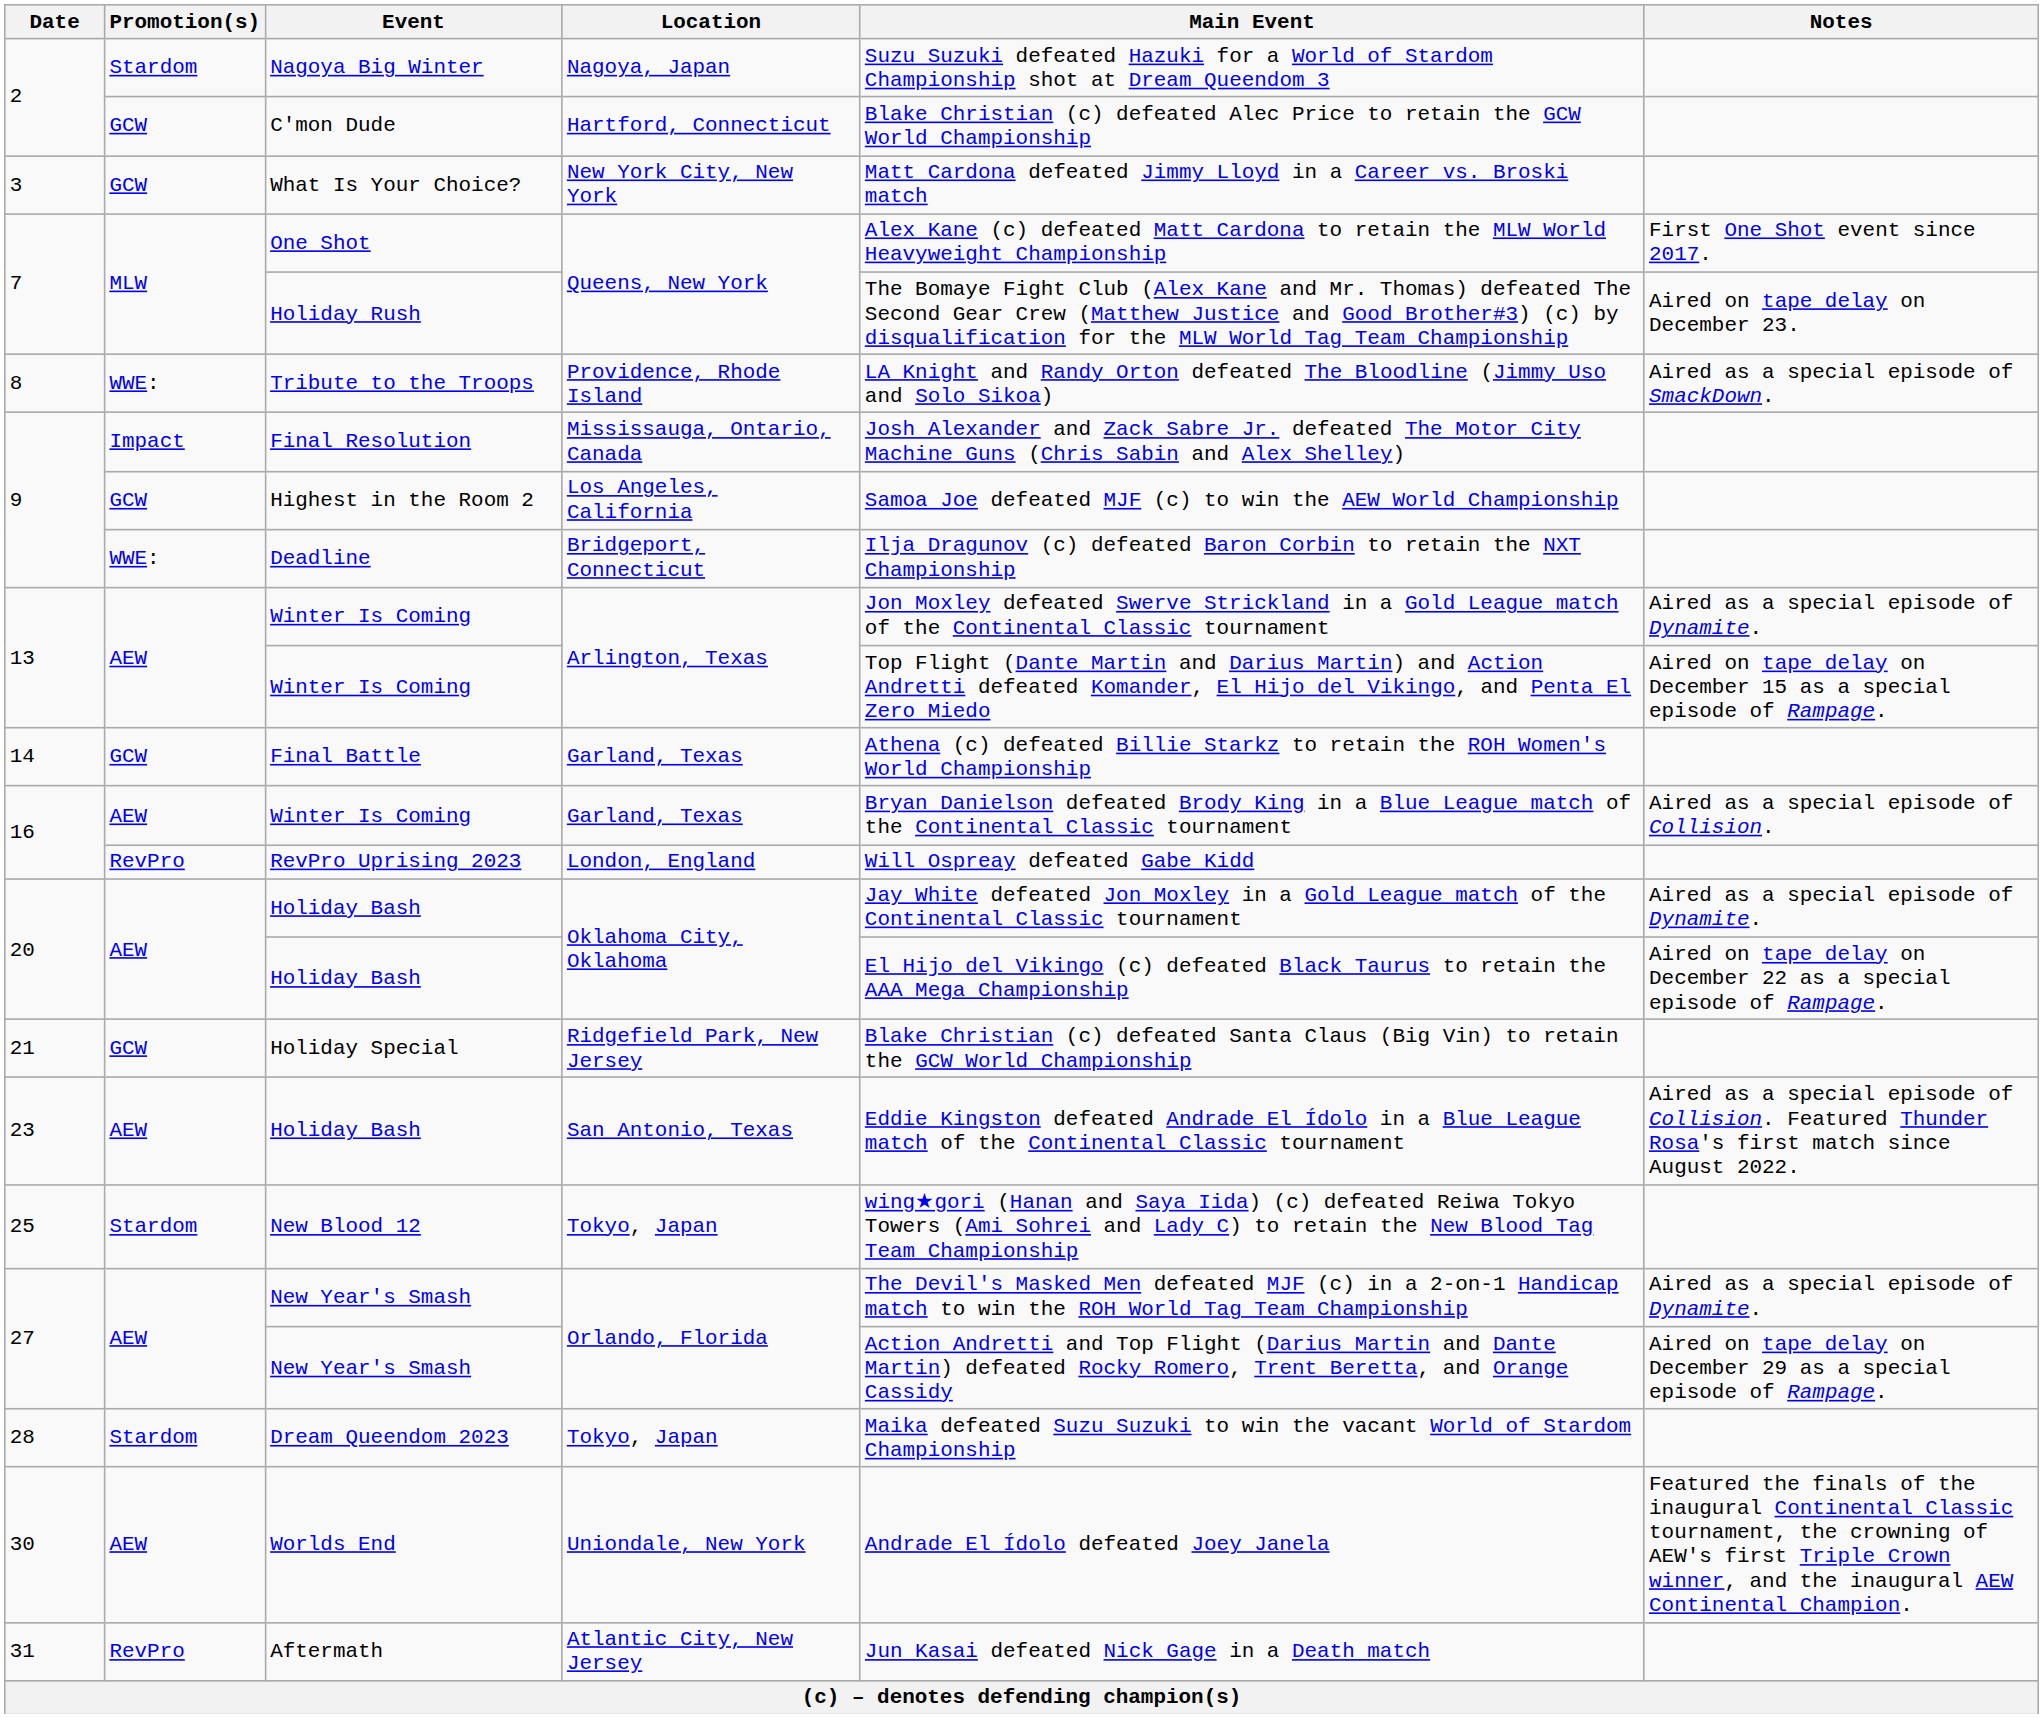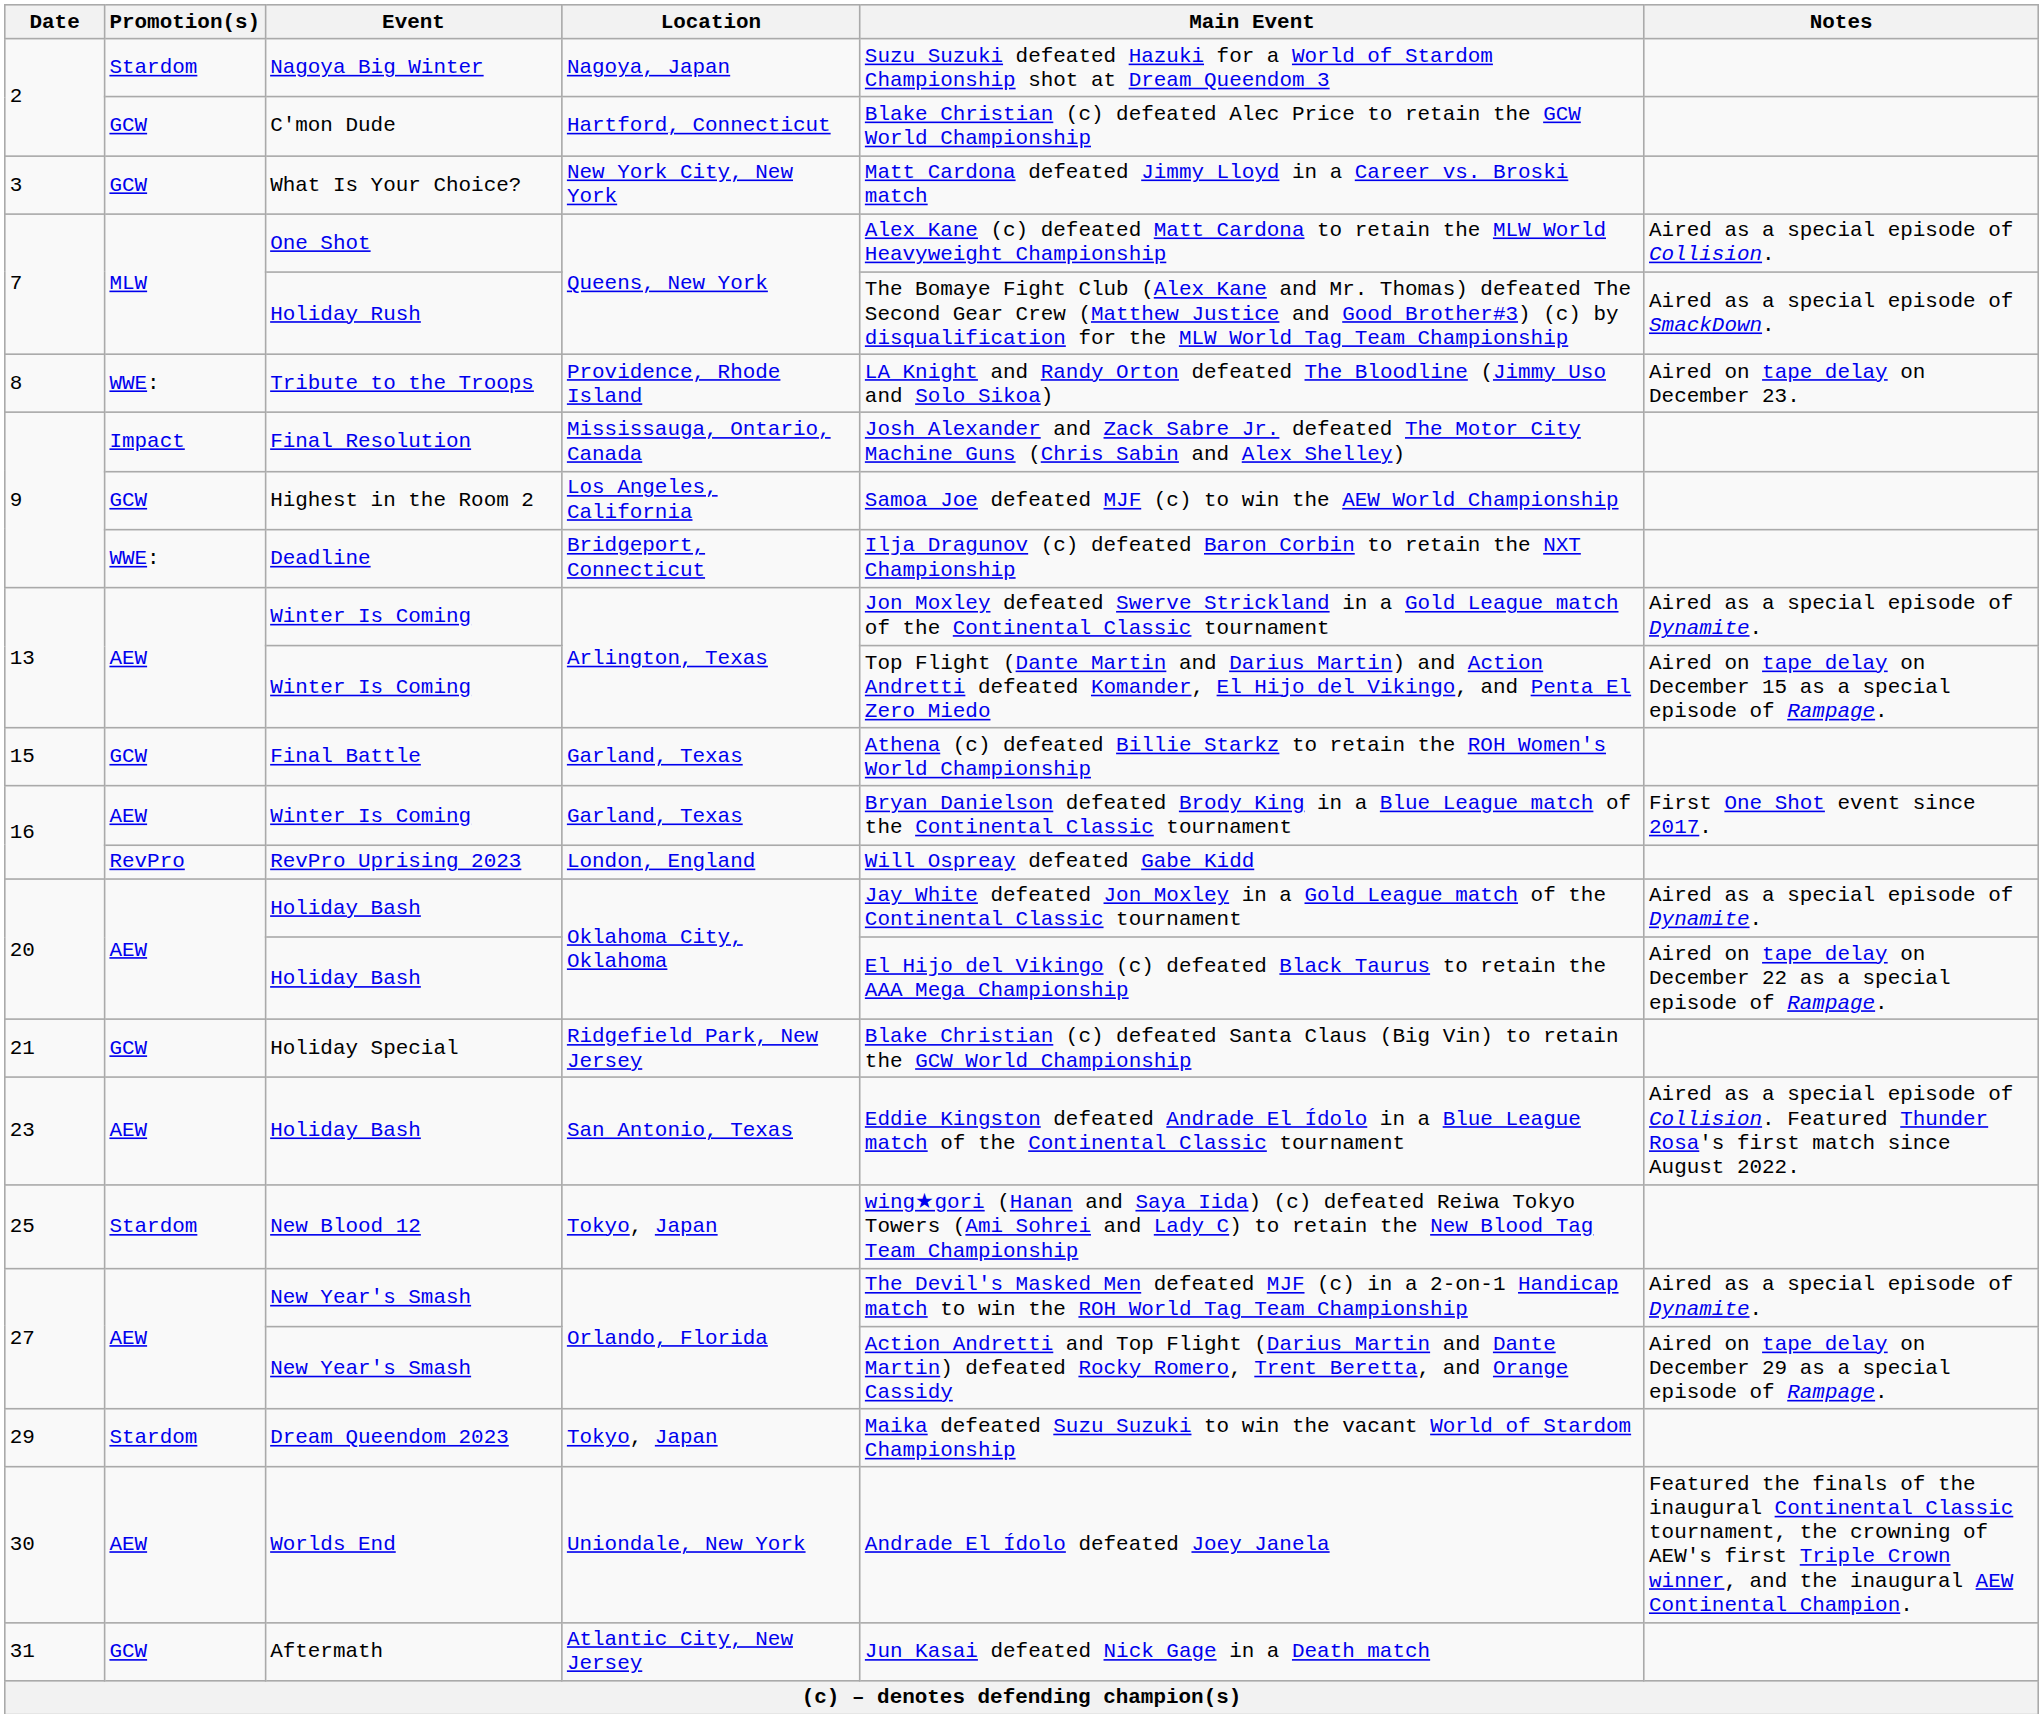(1812, 243) First One Shot event since 2017. -> (1831, 243) Aired as a special episode of Collision.
(1787, 313) Aired on tape delay on December 23. -> (1831, 313) Aired as a special episode of SmackDown.
(1831, 384) Aired as a special episode of SmackDown. -> (1787, 384) Aired on tape delay on December 23.
(22, 757) 14 -> (22, 757) 15
(1831, 815) Aired as a special episode of Collision. -> (1812, 815) First One Shot event since 2017.
(22, 1438) 28 -> (22, 1438) 29
(147, 1651) RevPro -> (128, 1651) GCW
